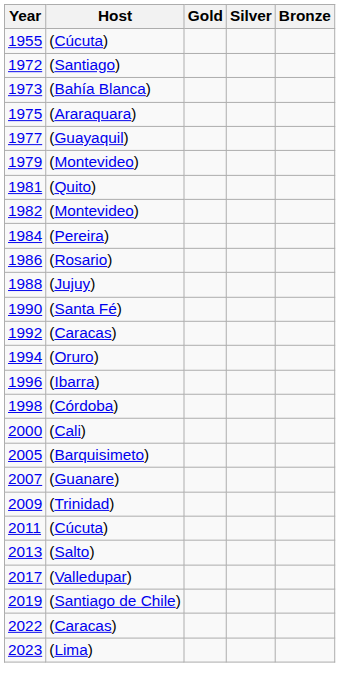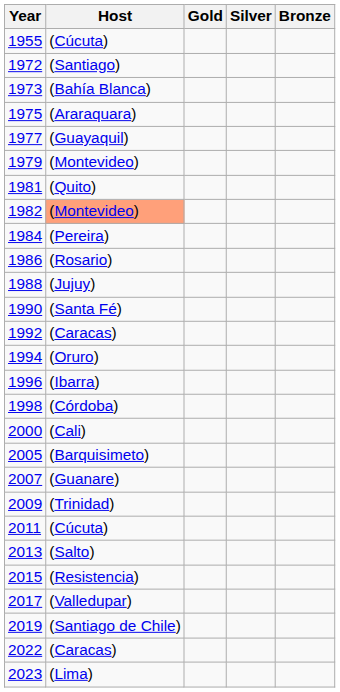(94, 211) no background -> (94, 211) lightsalmon background
+ row: (25, 576)
